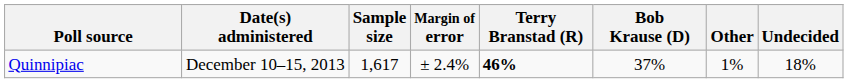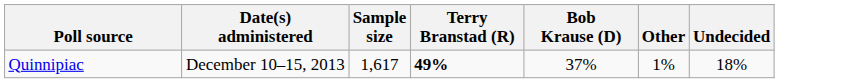- column: (445, 28)
(500, 63) 46% -> (431, 63) 49%
